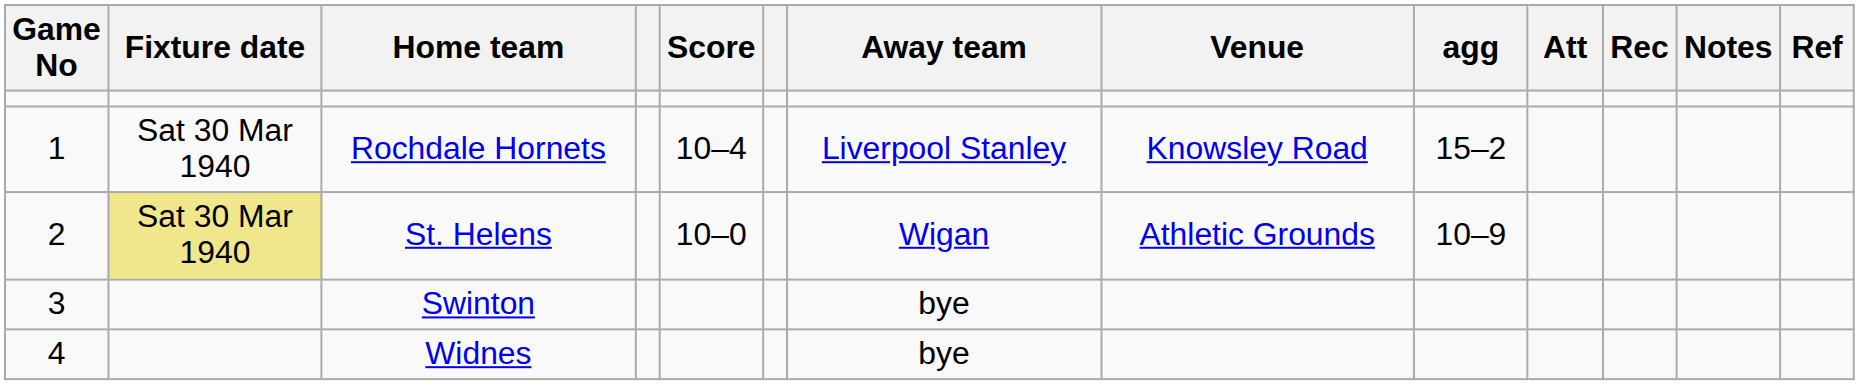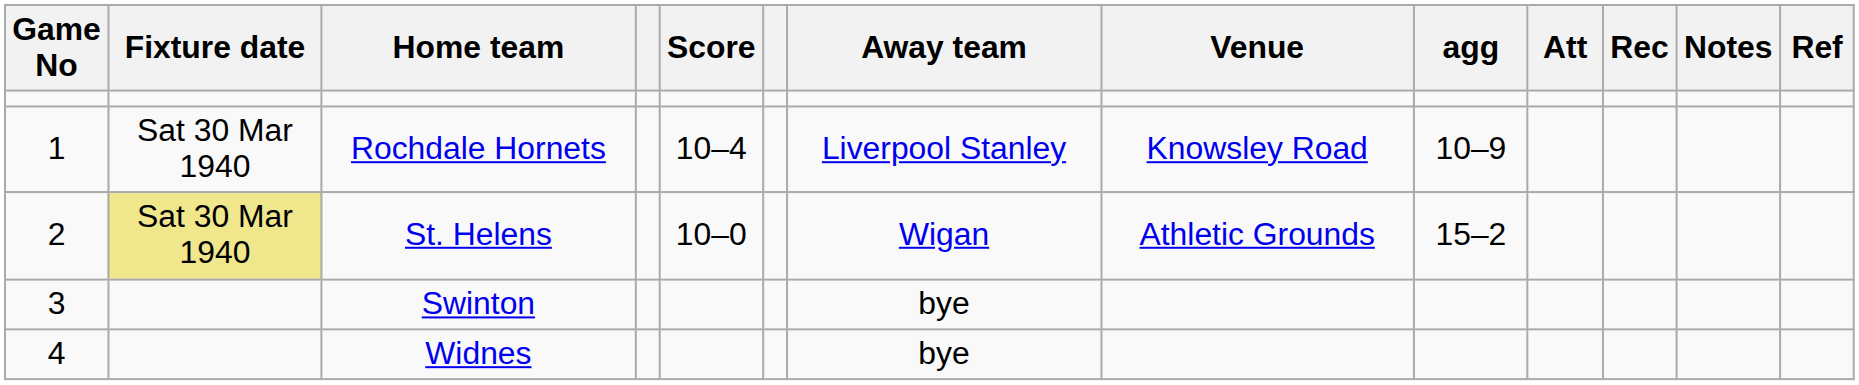(1471, 148) 15–2 -> (1471, 148) 10–9
(1471, 234) 10–9 -> (1471, 234) 15–2
